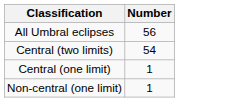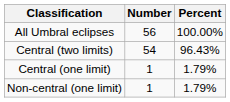+ column: (200, 13)
